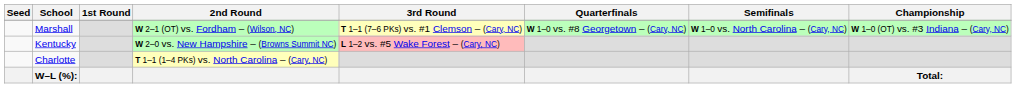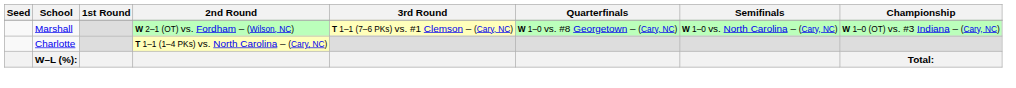- row: (55, 44)
